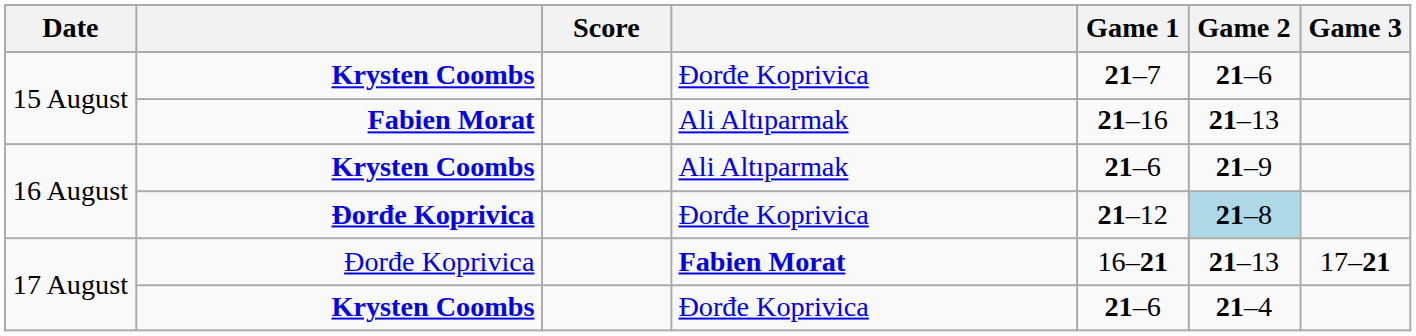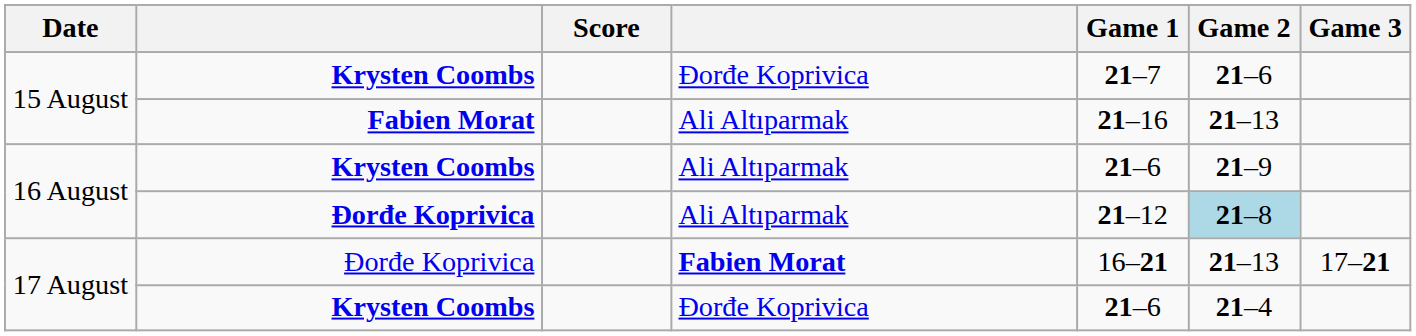(774, 214) Đorđe Koprivica -> (763, 214) Ali Altıparmak
